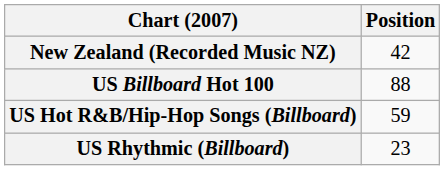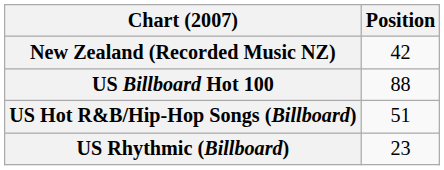(401, 116) 59 -> (401, 116) 51
